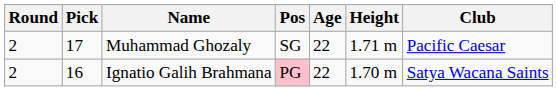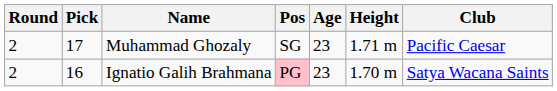(322, 45) 22 -> (322, 45) 23
(322, 72) 22 -> (322, 72) 23
